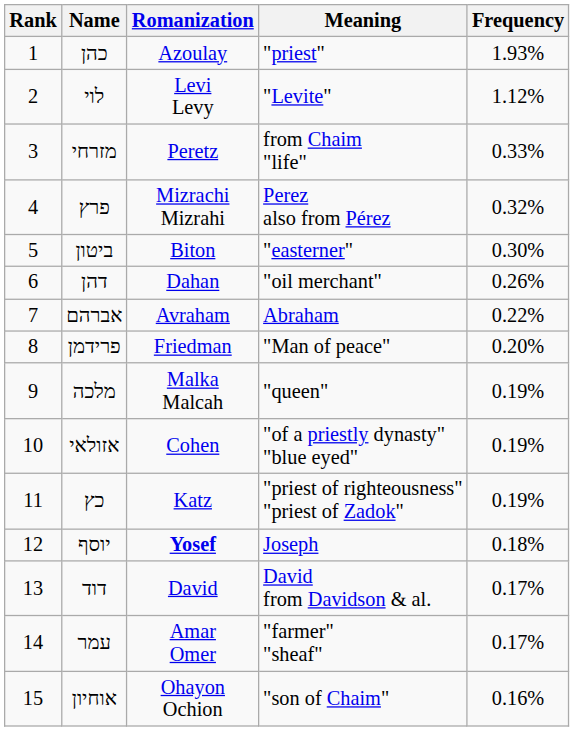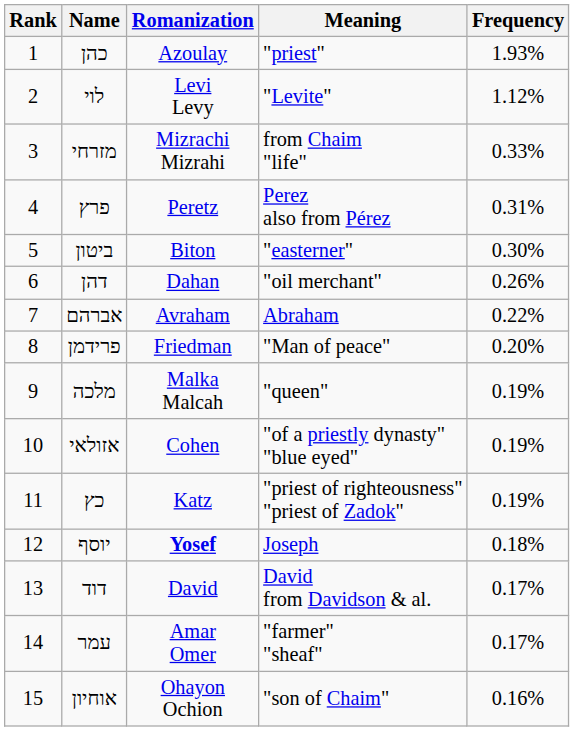(193, 151) Peretz -> (193, 151) Mizrachi Mizrahi
(193, 206) Mizrachi Mizrahi -> (193, 206) Peretz
(518, 206) 0.32% -> (518, 206) 0.31%
